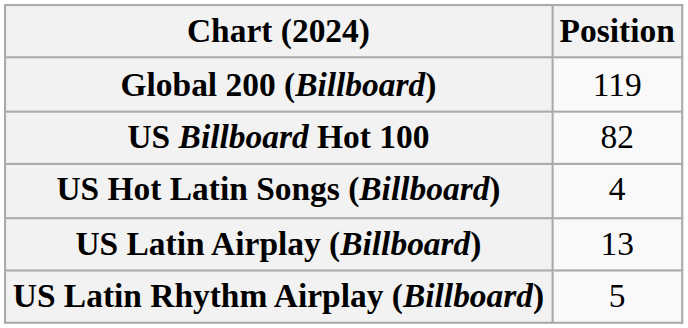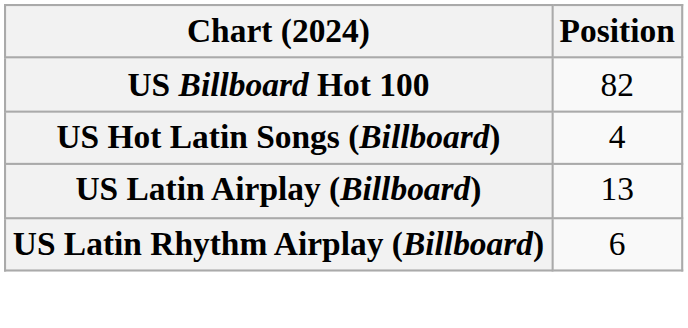- row: (278, 84)
(617, 296) 5 -> (617, 243) 6
